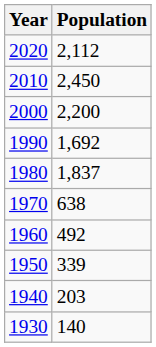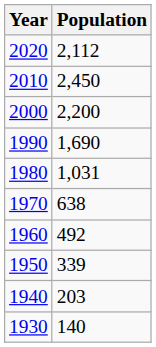(78, 142) 1,692 -> (78, 142) 1,690
(78, 173) 1,837 -> (78, 173) 1,031
